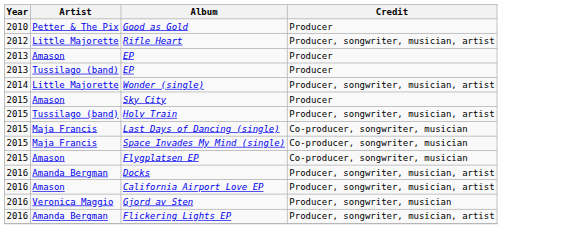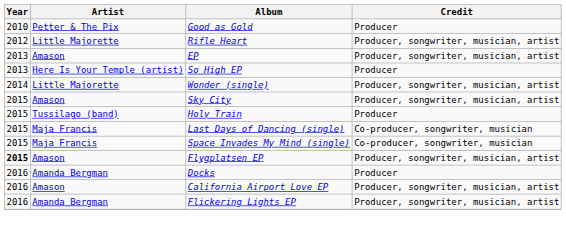(311, 56) Producer -> (457, 56) Producer, songwriter, musician, artist
+ row: (108, 70)
- row: (76, 70)
(311, 99) Producer -> (457, 99) Producer, songwriter, musician, artist
(392, 114) Producer, songwriter, musician, artist -> (376, 114) Producer
(17, 158) normal -> (17, 158) bold
(378, 158) Co-producer, songwriter, musician -> (457, 158) Producer, songwriter, musician, artist
(392, 172) Producer, songwriter, musician, artist -> (376, 172) Producer
- row: (73, 202)
